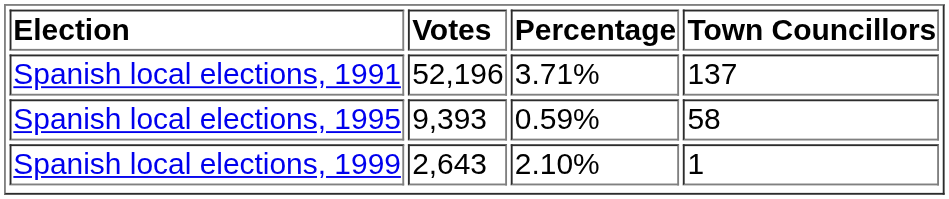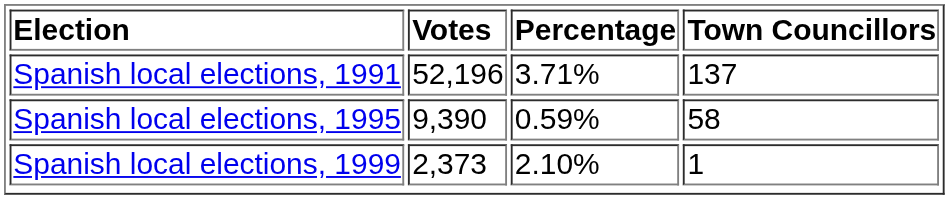(450, 119) 9,393 -> (450, 119) 9,390
(450, 164) 2,643 -> (450, 164) 2,373
